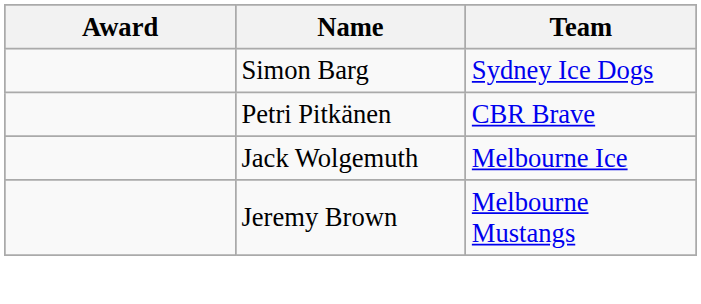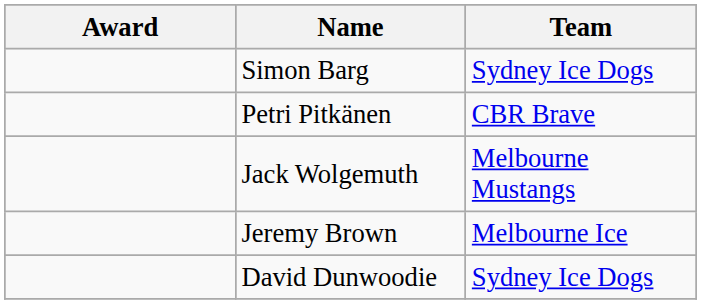(550, 158) Melbourne Ice -> (530, 173) Melbourne Mustangs
(530, 217) Melbourne Mustangs -> (550, 233) Melbourne Ice
+ row: (339, 277)
